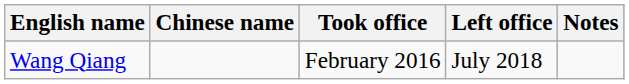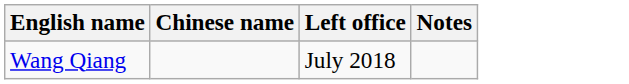- column: (373, 22)
